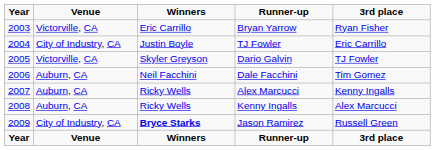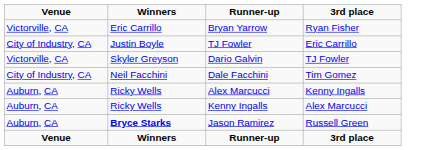- column: (19, 12)
(62, 75) Auburn, CA -> (49, 75) City of Industry, CA
(78, 122) City of Industry, CA -> (32, 122) Auburn, CA
